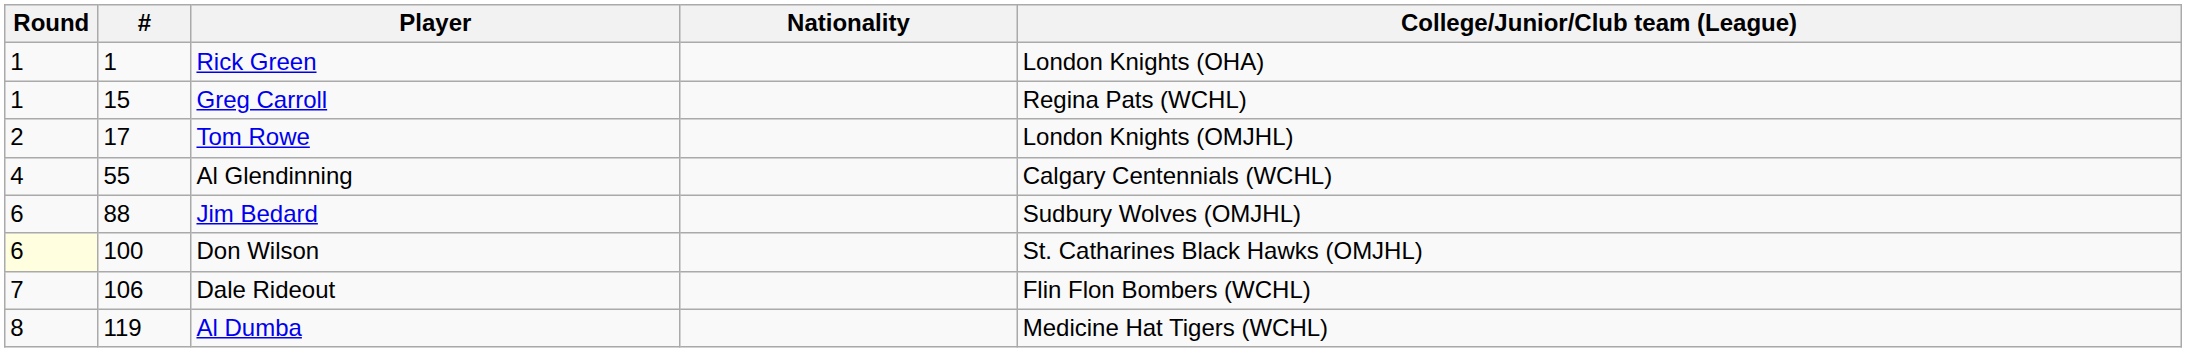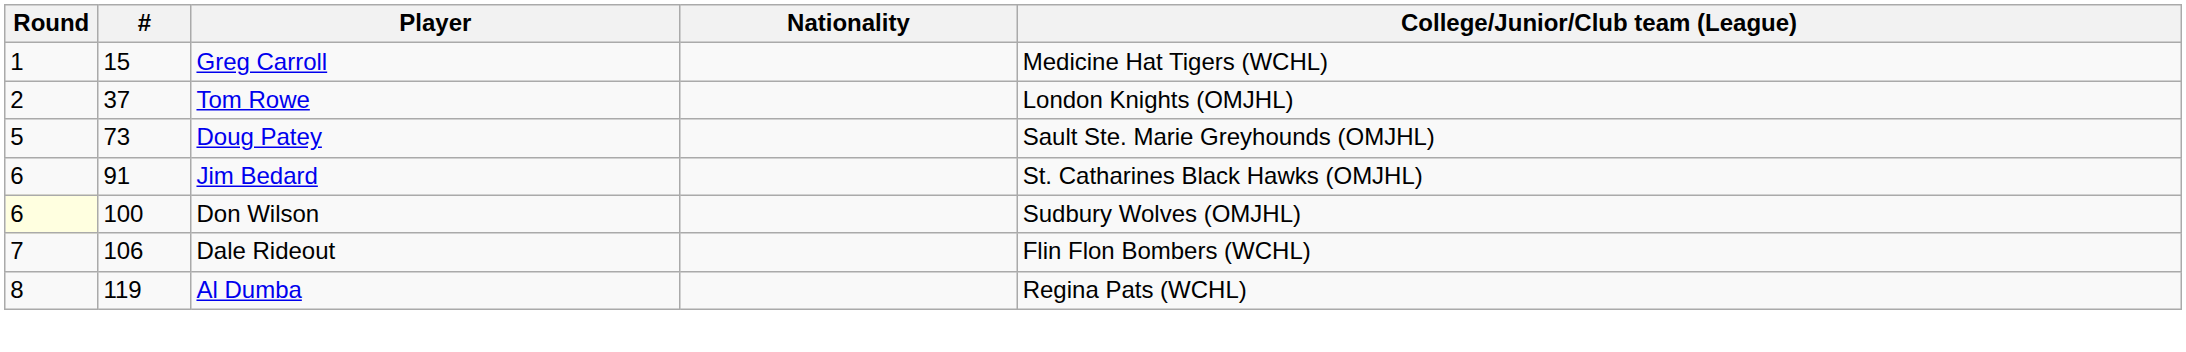- row: (256, 61)
(1135, 99) Regina Pats (WCHL) -> (1175, 61) Medicine Hat Tigers (WCHL)
(117, 137) 17 -> (117, 99) 37
- row: (275, 175)
+ row: (259, 137)
(117, 213) 88 -> (117, 175) 91
(1162, 213) Sudbury Wolves (OMJHL) -> (1223, 175) St. Catharines Black Hawks (OMJHL)
(1223, 251) St. Catharines Black Hawks (OMJHL) -> (1162, 213) Sudbury Wolves (OMJHL)
(1175, 328) Medicine Hat Tigers (WCHL) -> (1135, 289) Regina Pats (WCHL)
